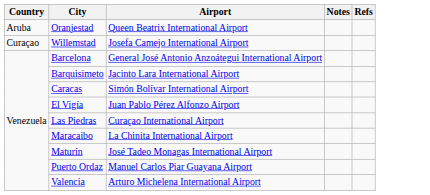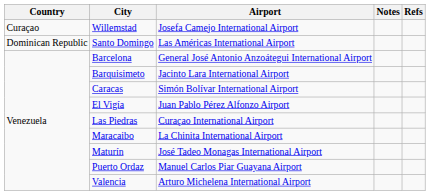- row: (72, 27)
+ row: (123, 43)
